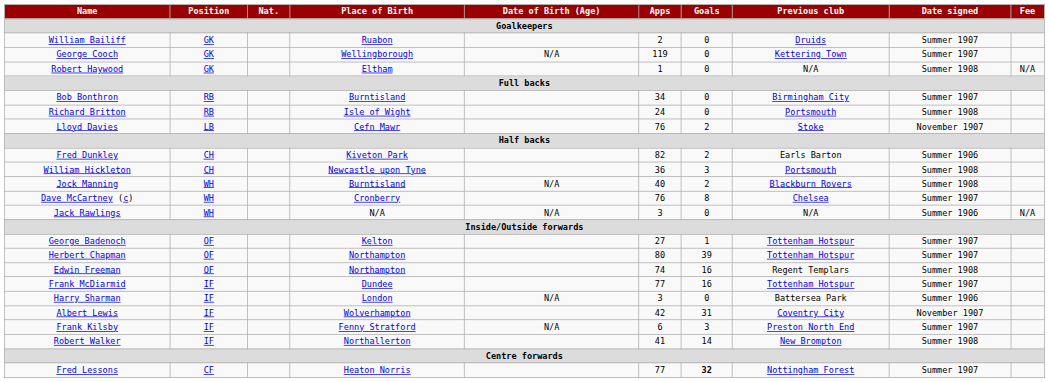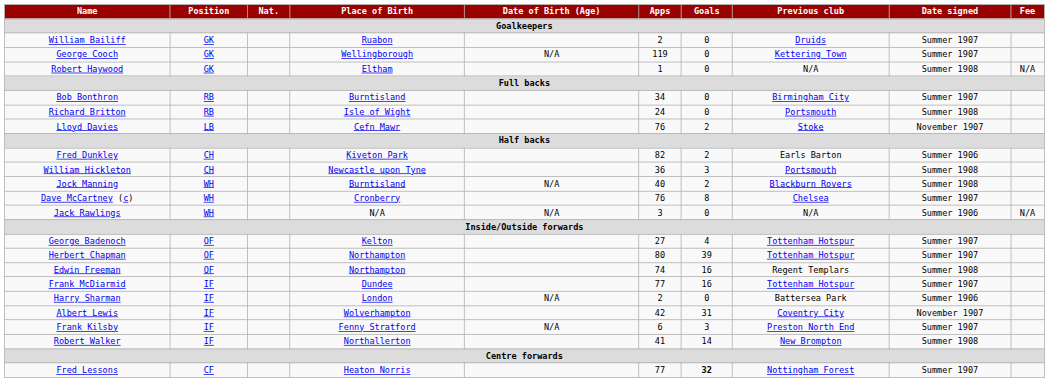(707, 241) 1 -> (707, 241) 4
(660, 298) 3 -> (660, 298) 2
